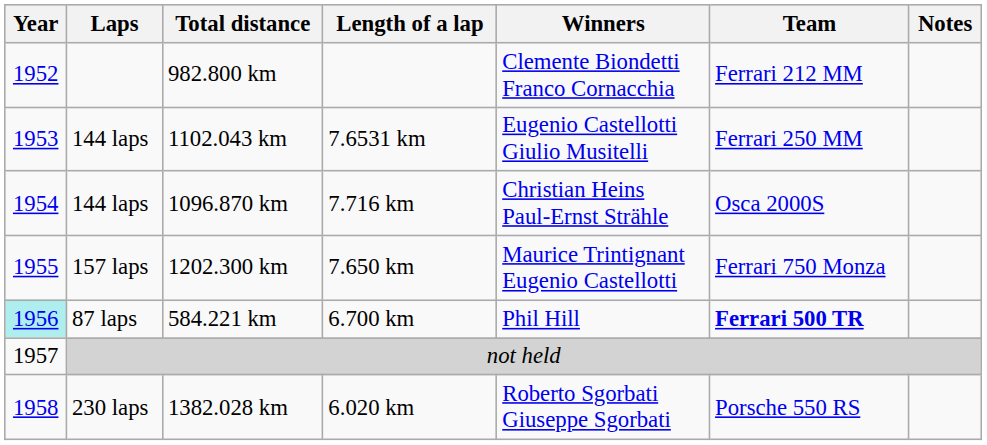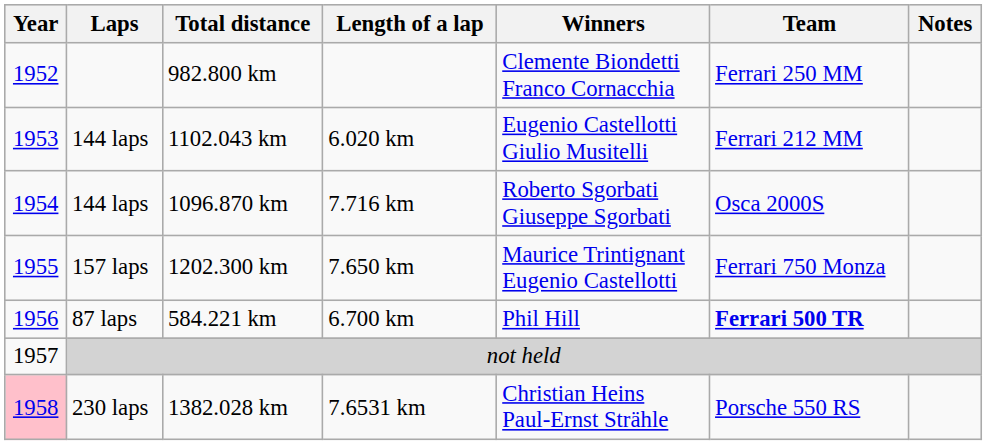(789, 74) Ferrari 212 MM -> (789, 74) Ferrari 250 MM
(377, 138) 7.6531 km -> (371, 138) 6.020 km
(789, 138) Ferrari 250 MM -> (789, 138) Ferrari 212 MM
(585, 203) Christian Heins Paul-Ernst Strähle -> (587, 203) Roberto Sgorbati Giuseppe Sgorbati
(36, 318) paleturquoise background -> (36, 318) no background
(36, 407) no background -> (36, 407) pink background
(371, 407) 6.020 km -> (377, 407) 7.6531 km
(587, 407) Roberto Sgorbati Giuseppe Sgorbati -> (585, 407) Christian Heins Paul-Ernst Strähle
